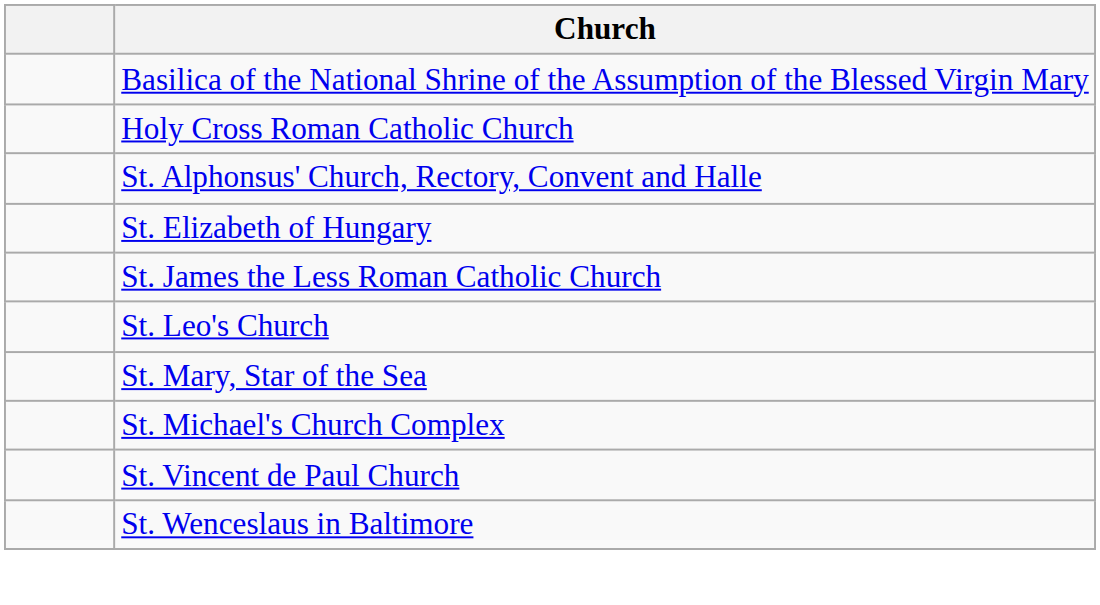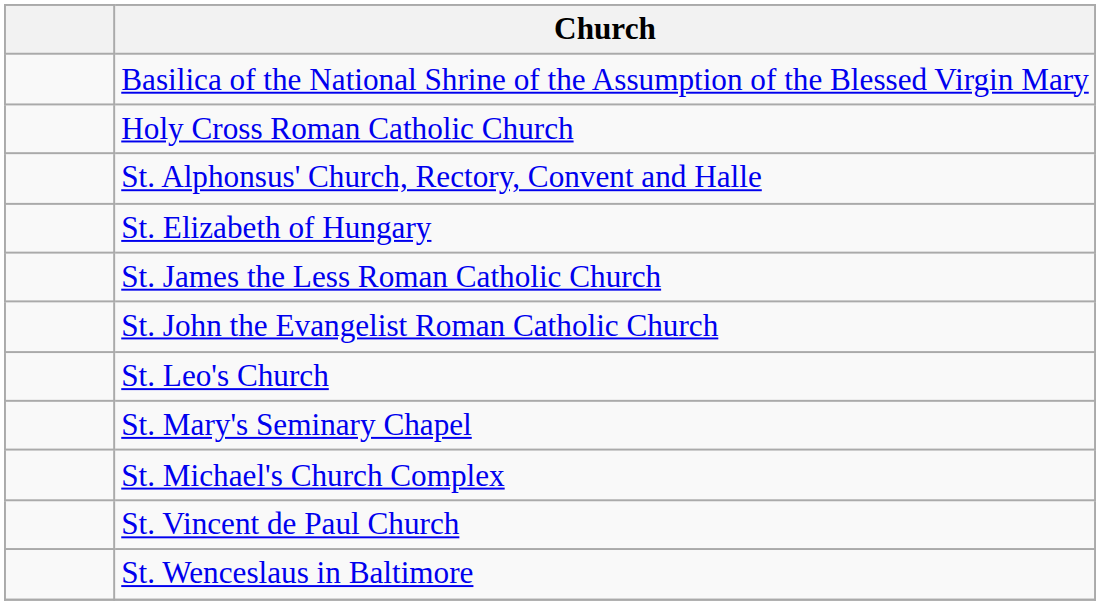+ row: (420, 326)
- row: (274, 375)
+ row: (297, 425)
